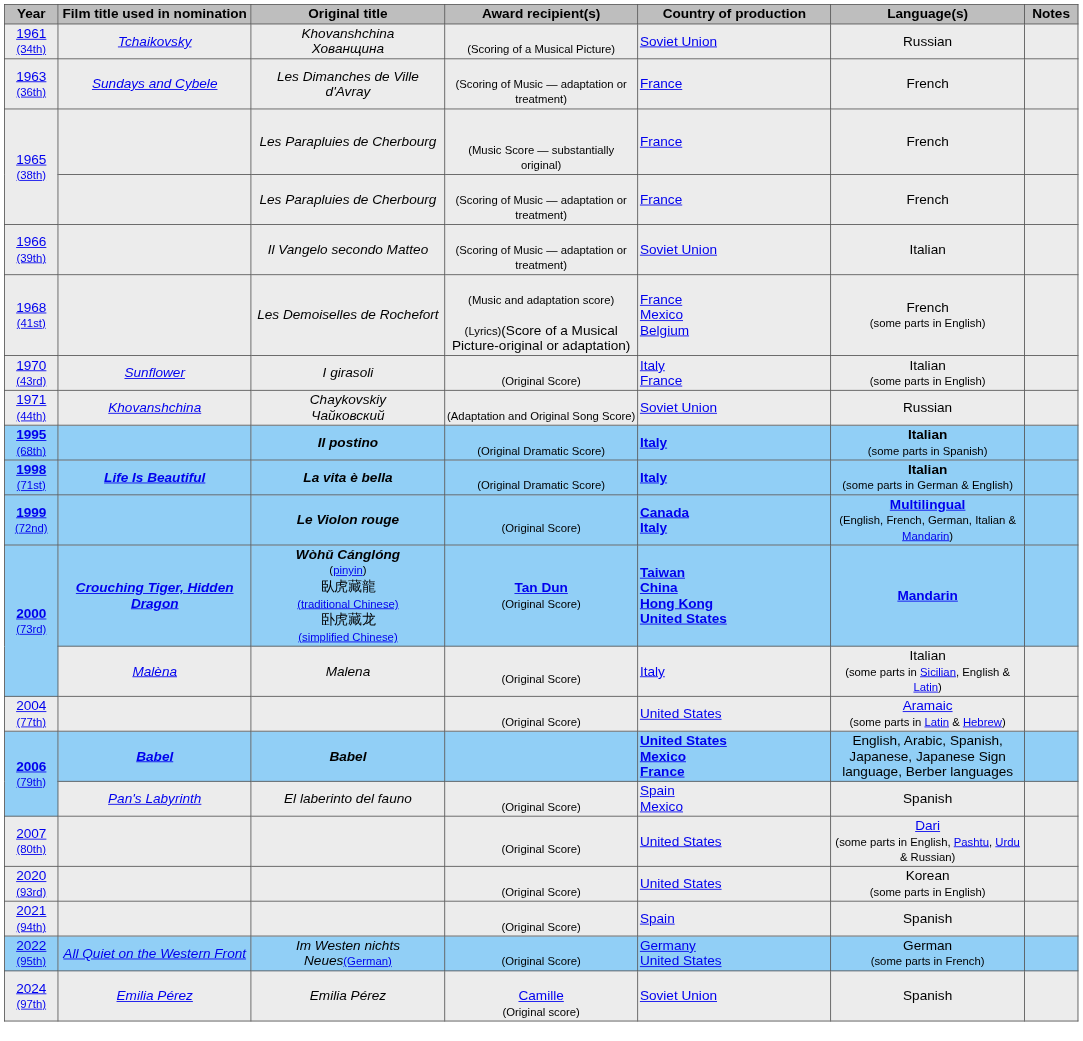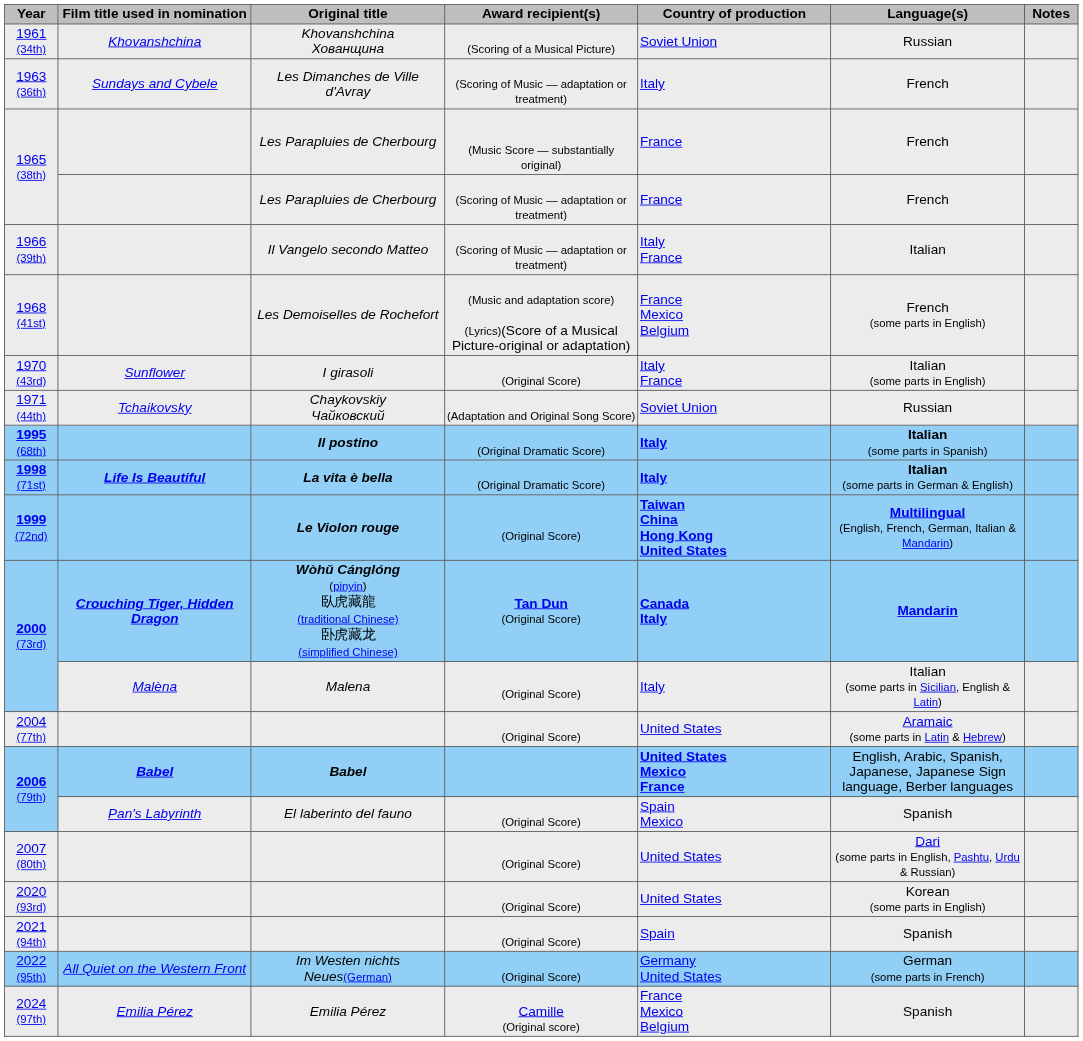(155, 41) Tchaikovsky -> (155, 41) Khovanshchina
(661, 83) France -> (652, 83) Italy
(678, 249) Soviet Union -> (661, 249) Italy France
(155, 407) Khovanshchina -> (155, 407) Tchaikovsky
(664, 520) Canada Italy -> (683, 527) Taiwan China Hong Kong United States
(683, 595) Taiwan China Hong Kong United States -> (664, 610) Canada Italy
(678, 996) Soviet Union -> (664, 1011) France Mexico Belgium
